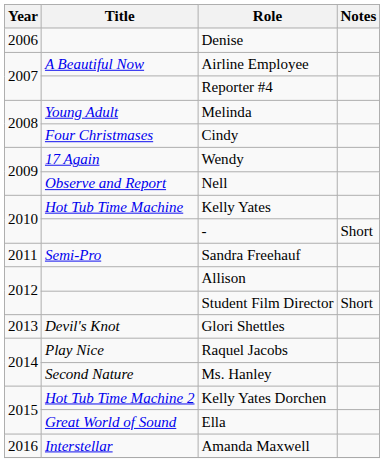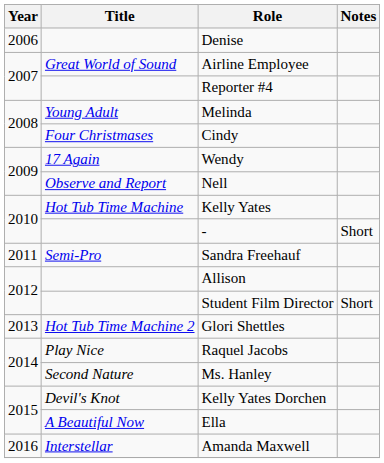(95, 64) A Beautiful Now -> (111, 64) Great World of Sound
(82, 326) Devil's Knot -> (120, 326) Hot Tub Time Machine 2
(120, 398) Hot Tub Time Machine 2 -> (82, 398) Devil's Knot
(111, 421) Great World of Sound -> (95, 421) A Beautiful Now
